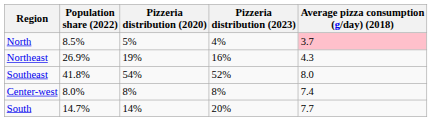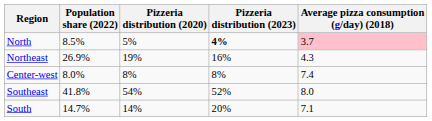(219, 41) normal -> (220, 41) bold
rows swapped: (32, 91) <-> (27, 74)
(307, 108) 7.7 -> (307, 108) 7.1
